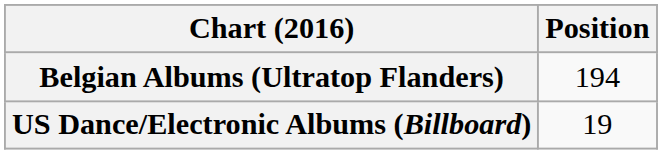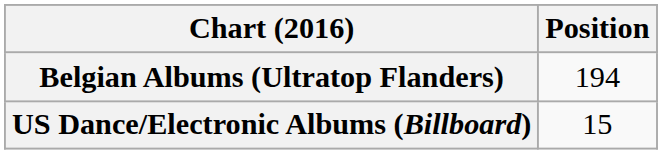(597, 124) 19 -> (597, 124) 15
